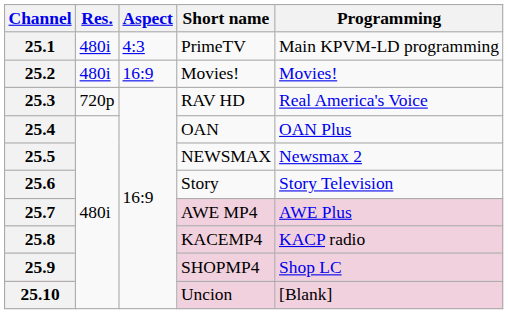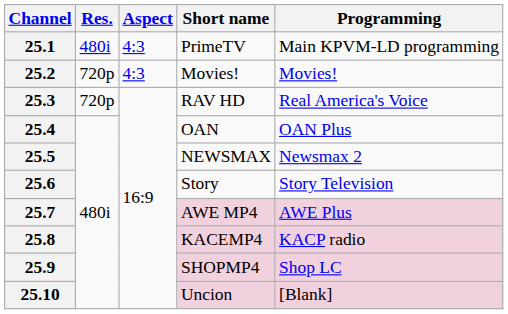(95, 73) 480i -> (97, 73) 720p
(138, 73) 16:9 -> (134, 73) 4:3
